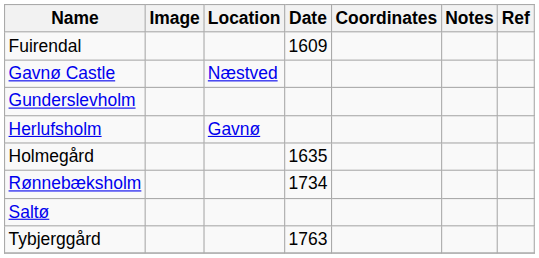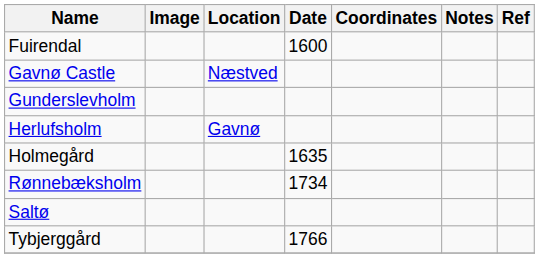(308, 45) 1609 -> (308, 45) 1600
(308, 239) 1763 -> (308, 239) 1766
